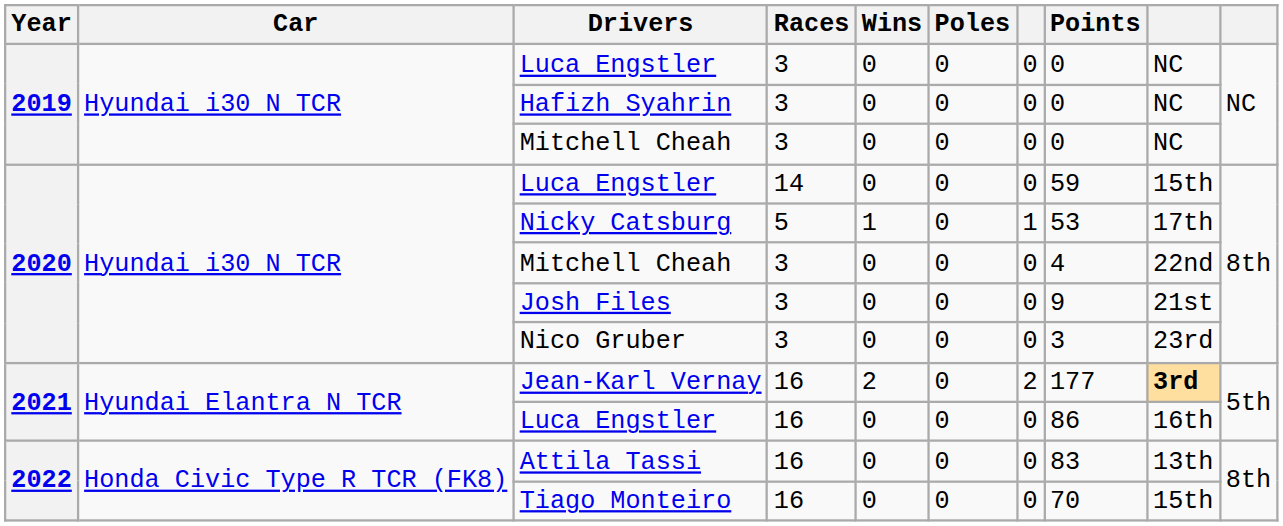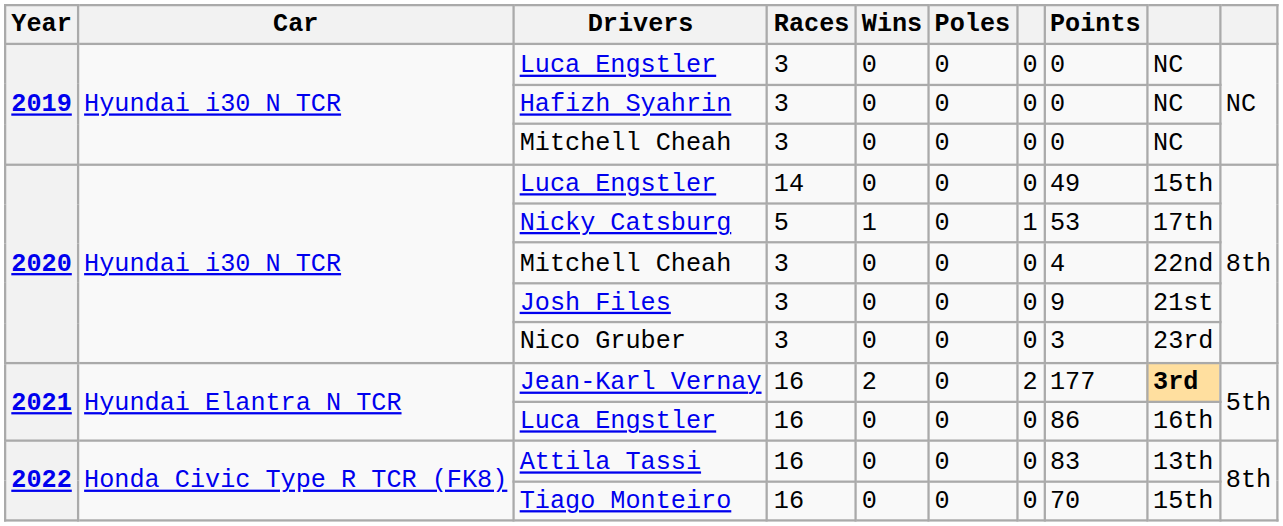(1065, 184) 59 -> (1065, 184) 49
